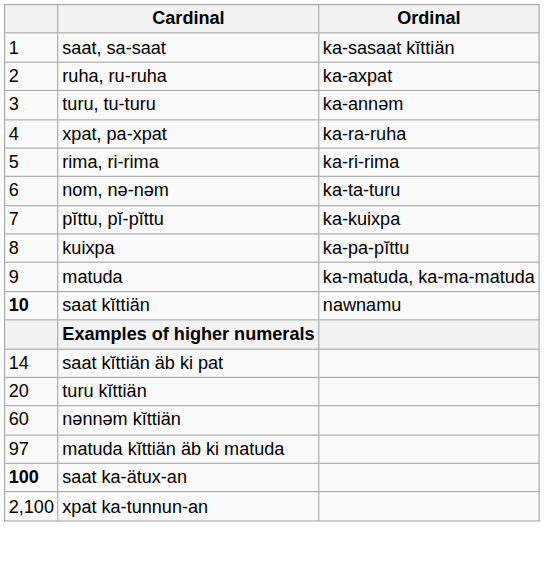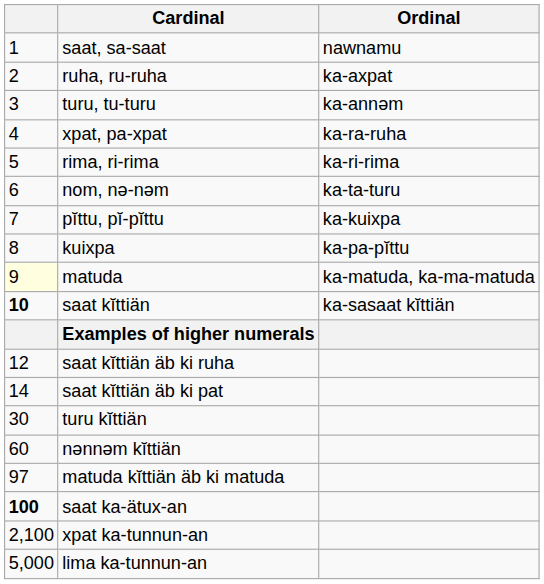(389, 47) ka-sasaat kĭttiän -> (362, 47) nawnamu
(14, 276) no background -> (14, 276) lightyellow background
(362, 305) nawnamu -> (389, 305) ka-sasaat kĭttiän
+ row: (148, 362)
(19, 391) 20 -> (19, 420) 30
+ row: (135, 563)
